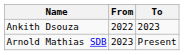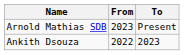rows swapped: (43, 27) <-> (57, 42)
